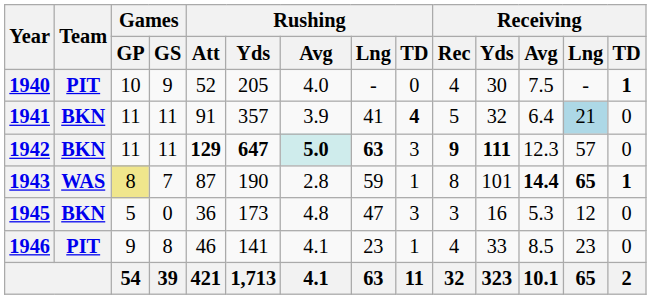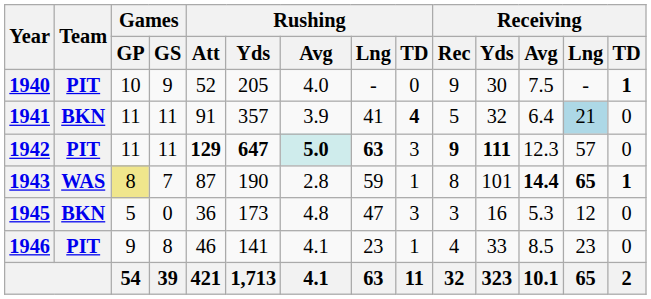(454, 85) 4 -> (454, 85) 9
(83, 149) BKN -> (83, 149) PIT
